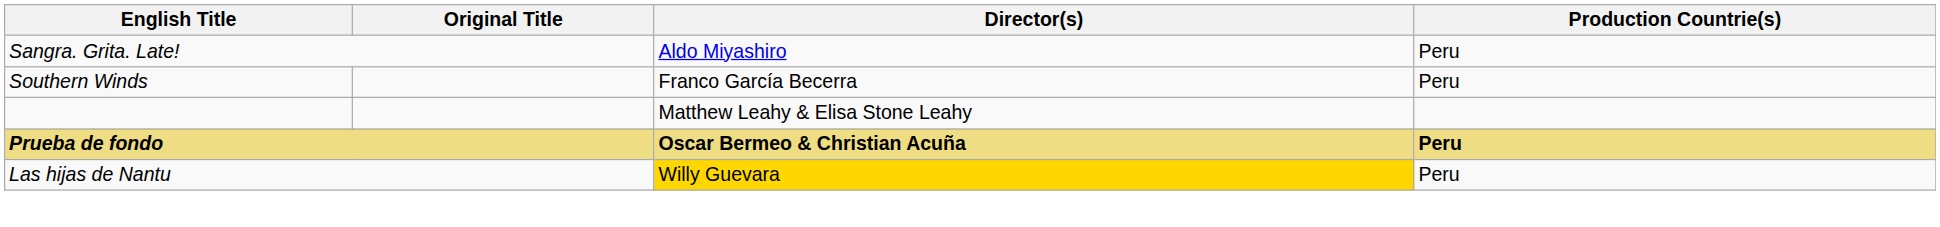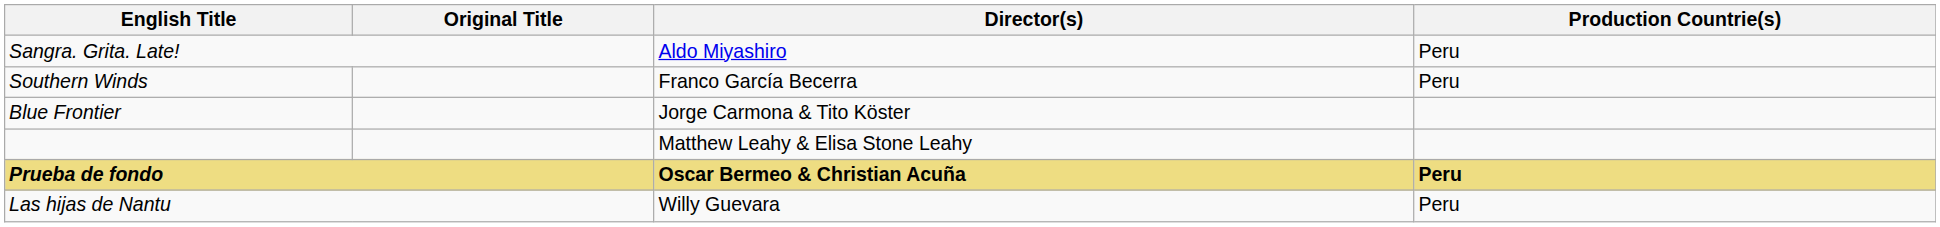+ row: (65, 112)
(719, 174) gold background -> (719, 205) no background
